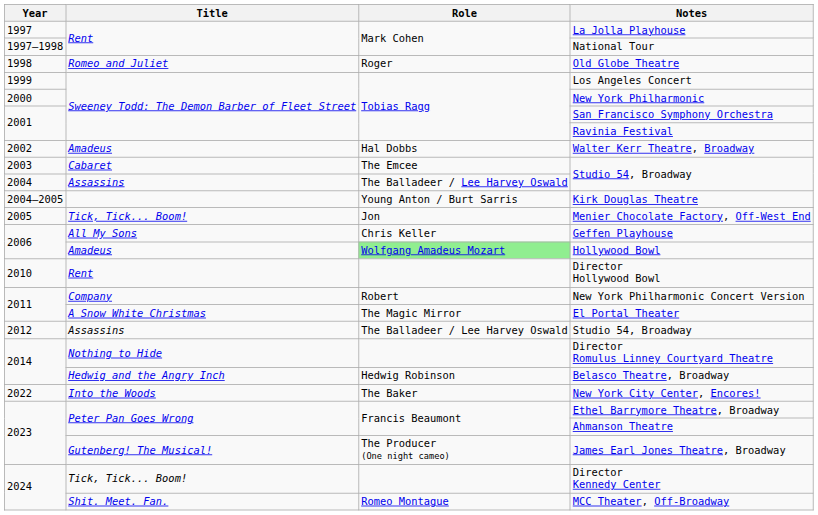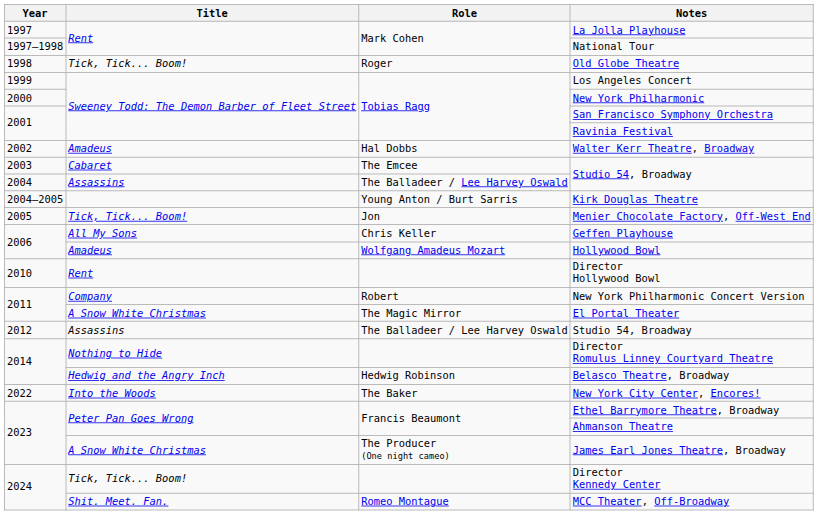(118, 64) Romeo and Juliet -> (128, 64) Tick, Tick... Boom!
(433, 250) lightgreen background -> (433, 250) no background
(140, 450) Gutenberg! The Musical! -> (137, 450) A Snow White Christmas
